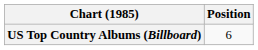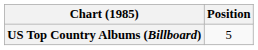(229, 34) 6 -> (229, 34) 5
